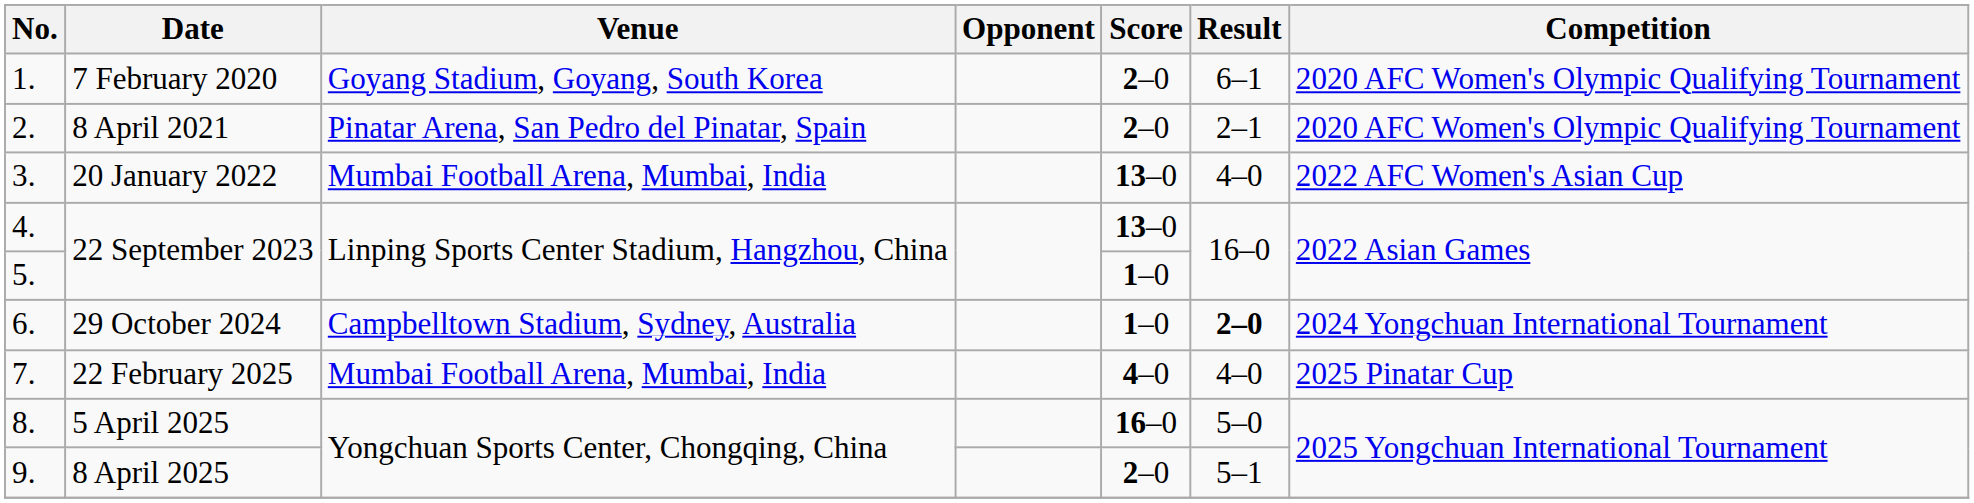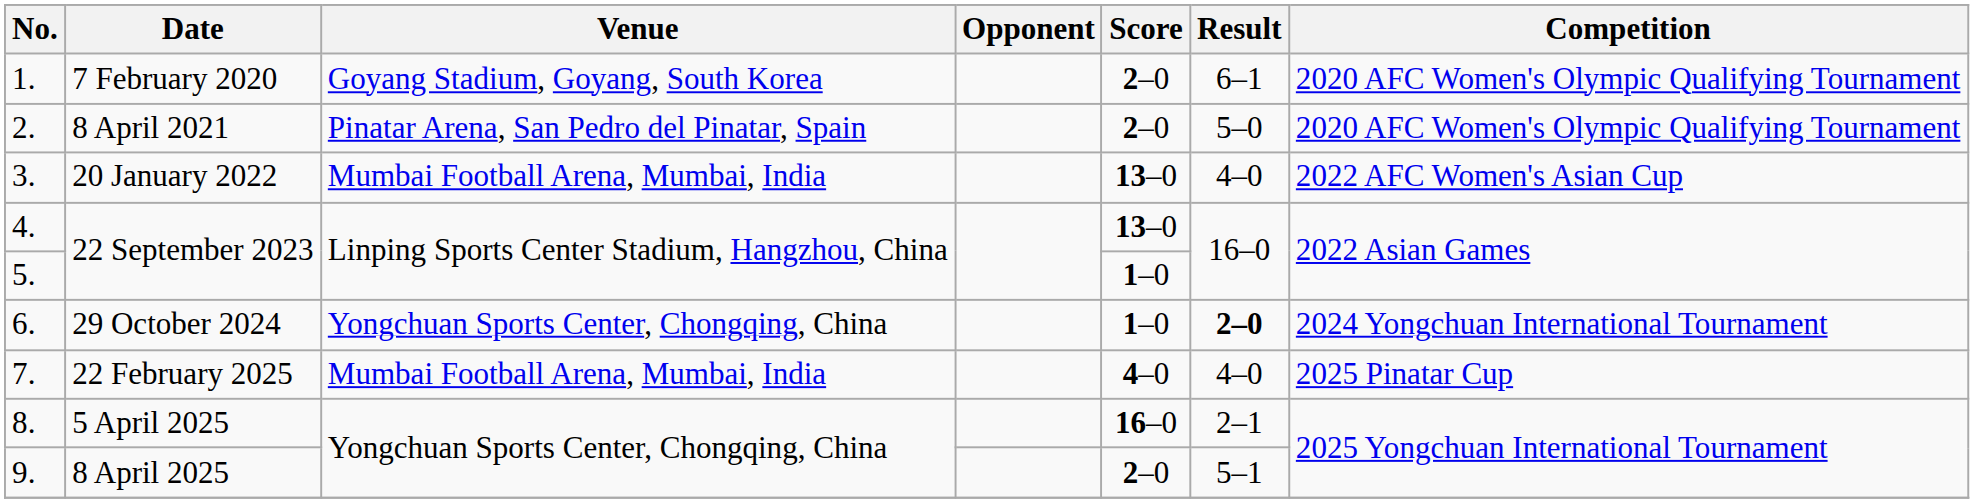(1239, 127) 2–1 -> (1239, 127) 5–0
(592, 324) Campbelltown Stadium, Sydney, Australia -> (608, 324) Yongchuan Sports Center, Chongqing, China
(1239, 422) 5–0 -> (1239, 422) 2–1
